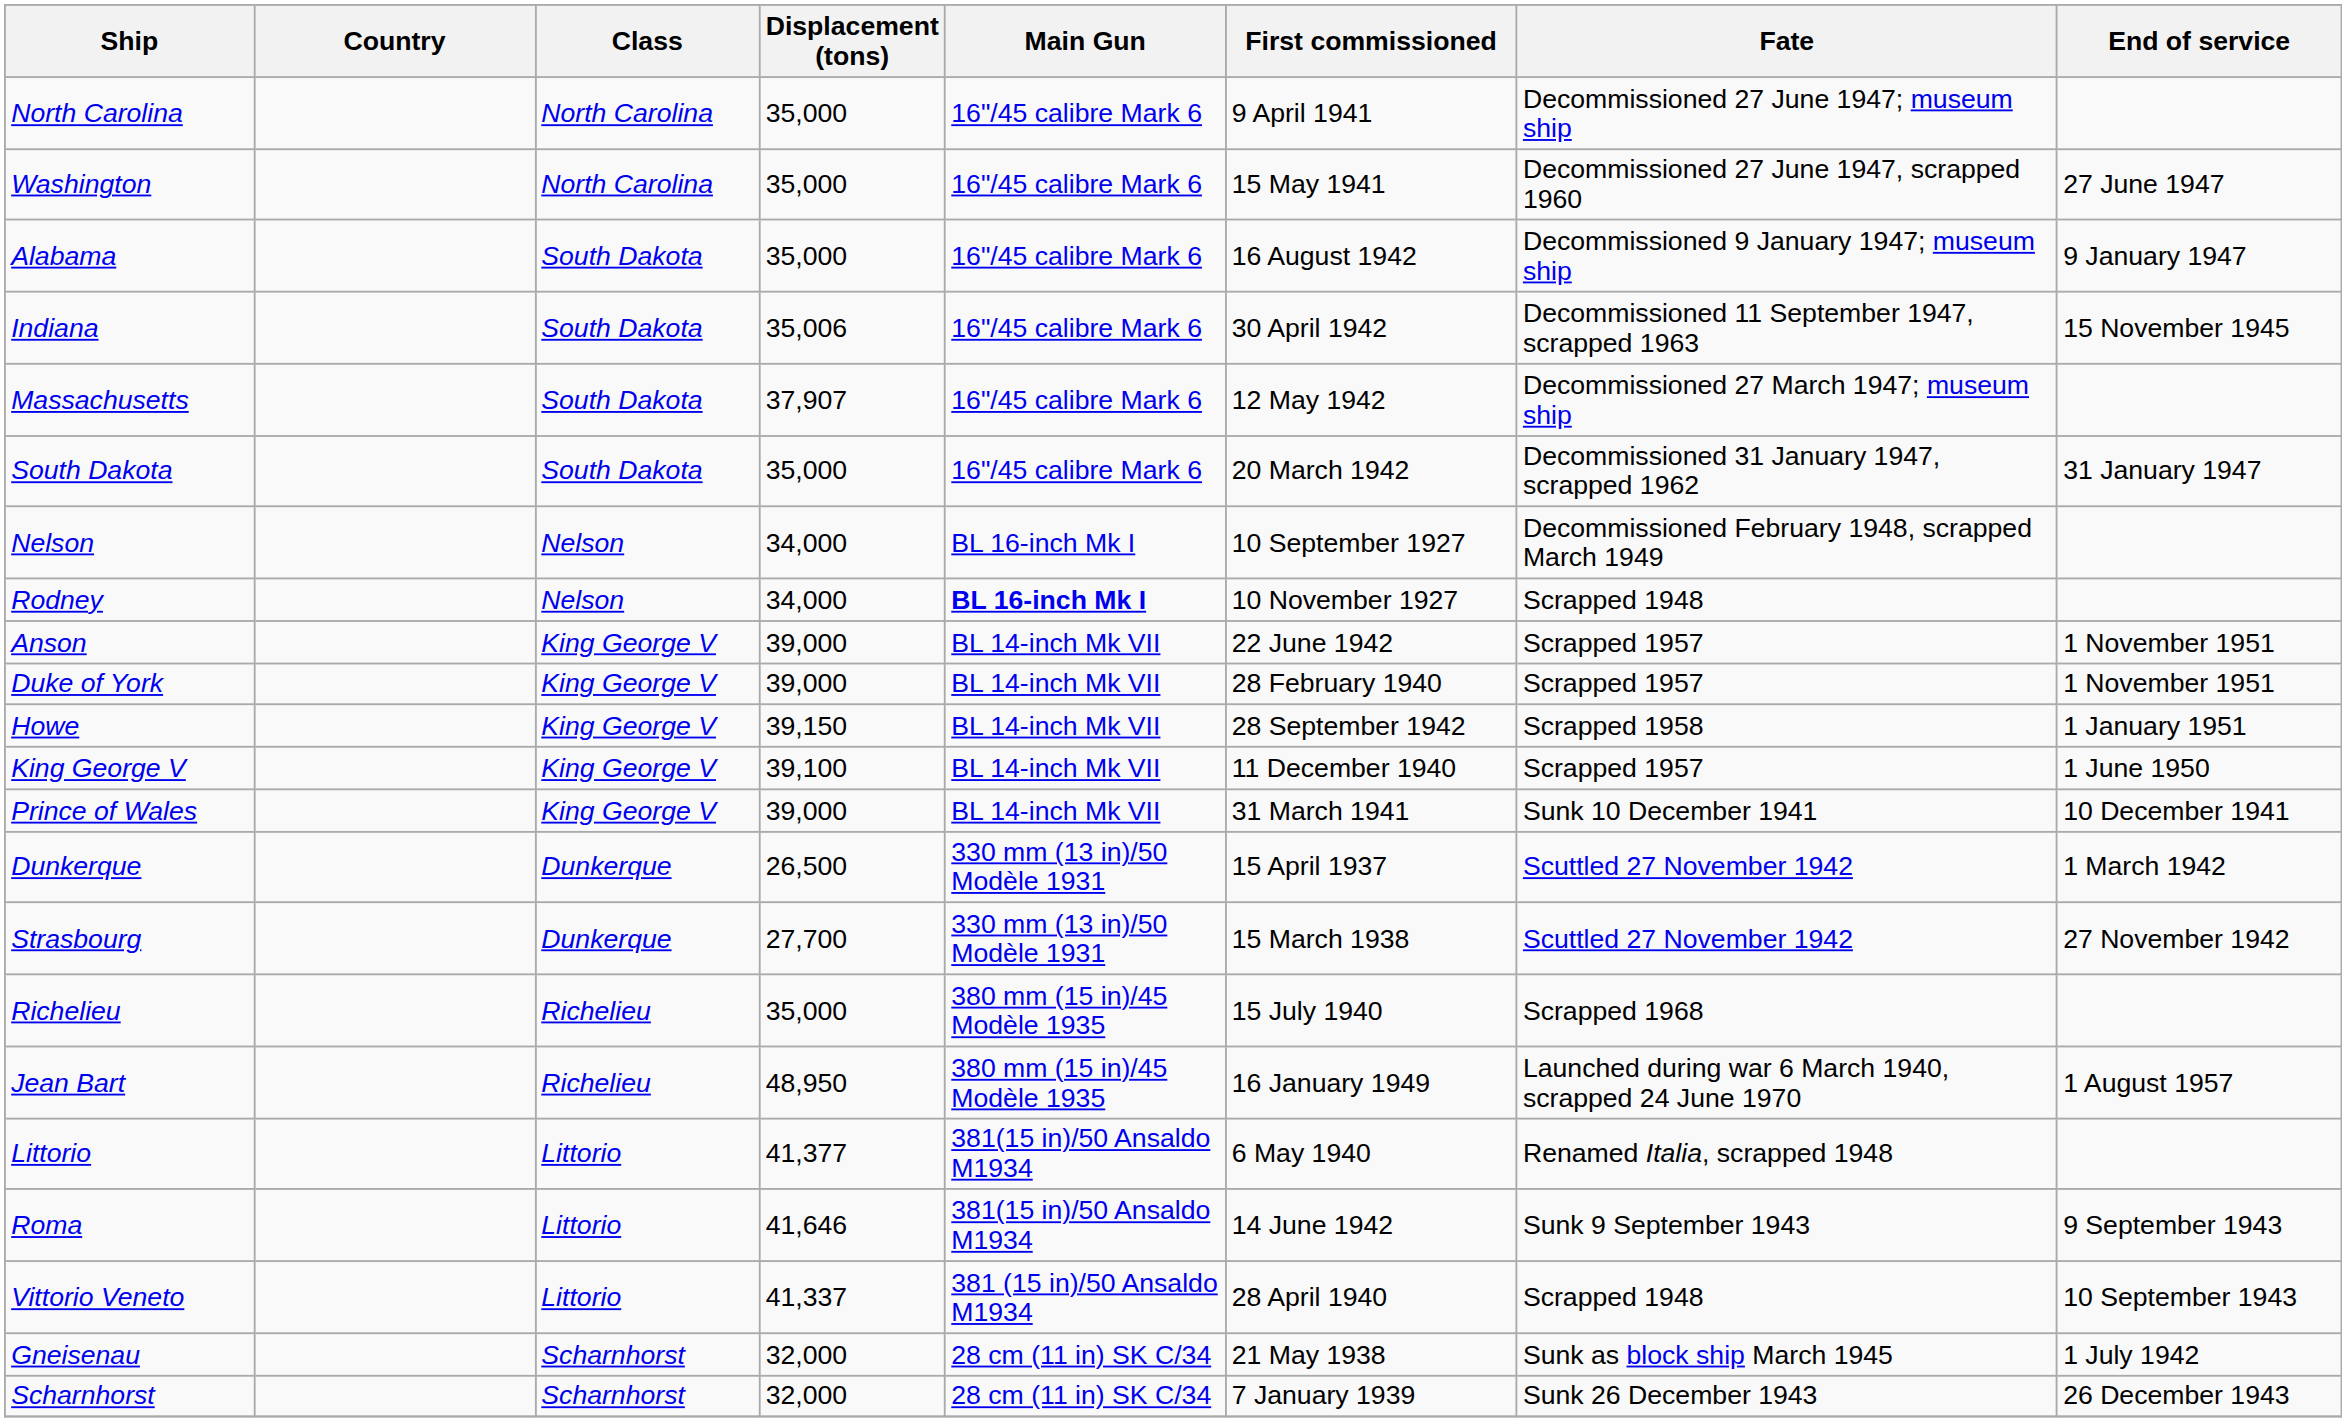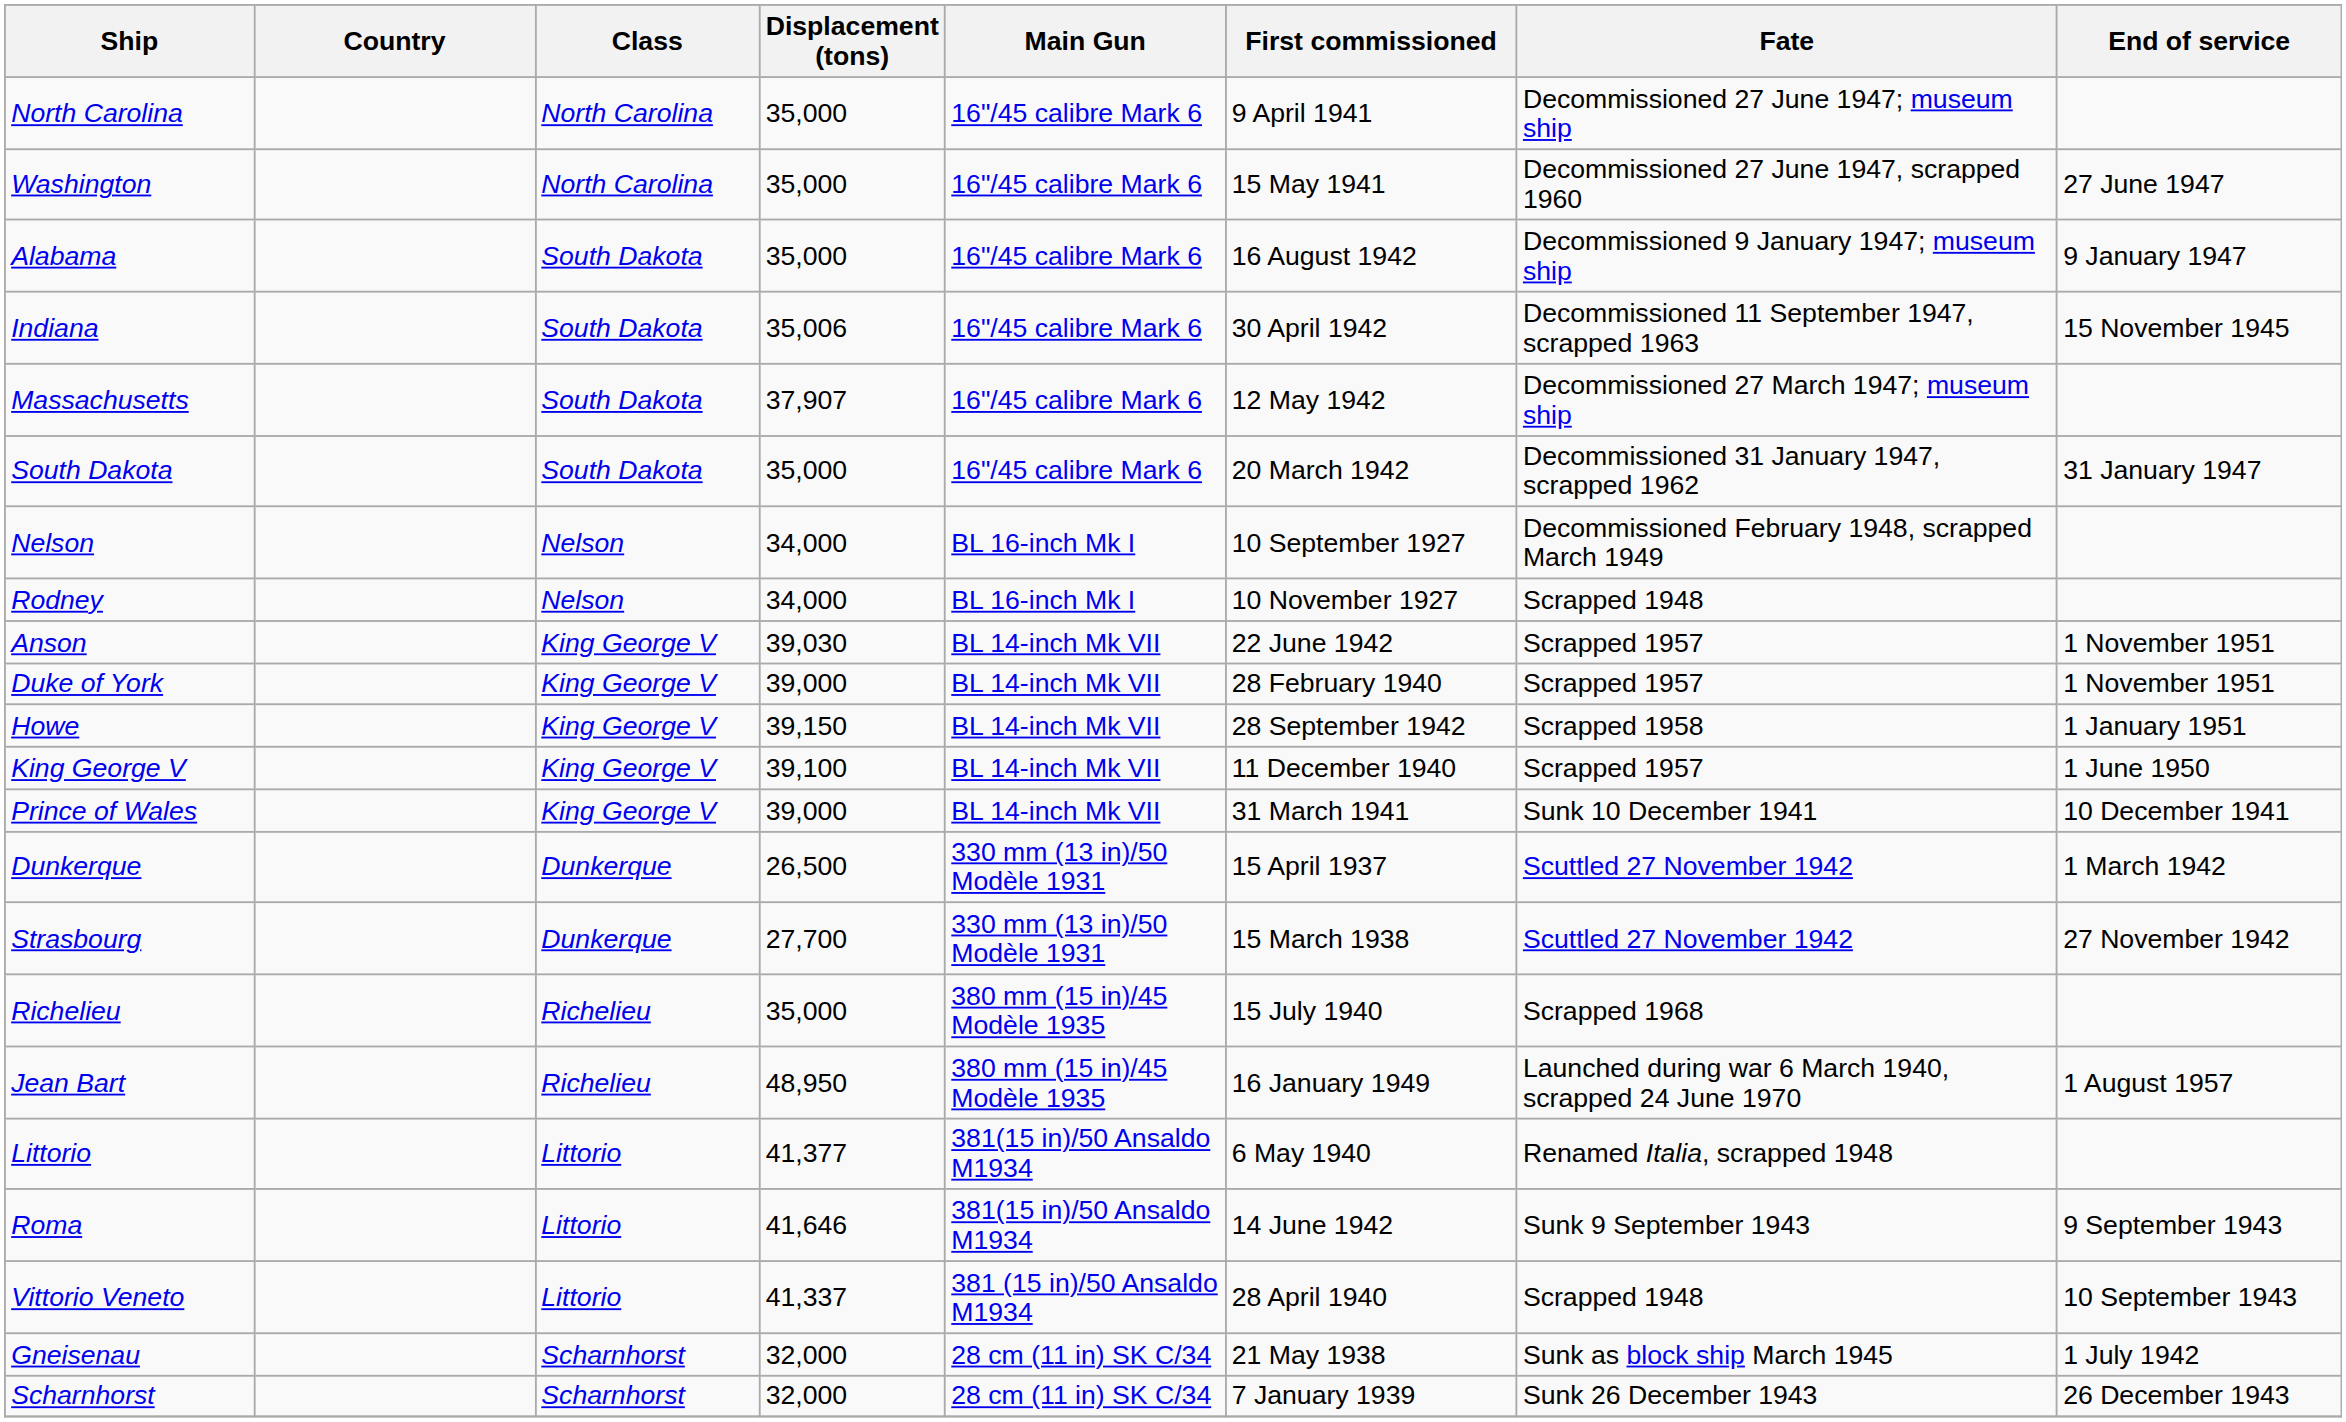(1049, 600) bold -> (1043, 600) normal
(806, 642) 39,000 -> (806, 642) 39,030
